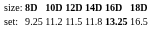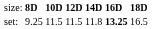(54, 21) 11.2 -> (54, 21) 11.5
